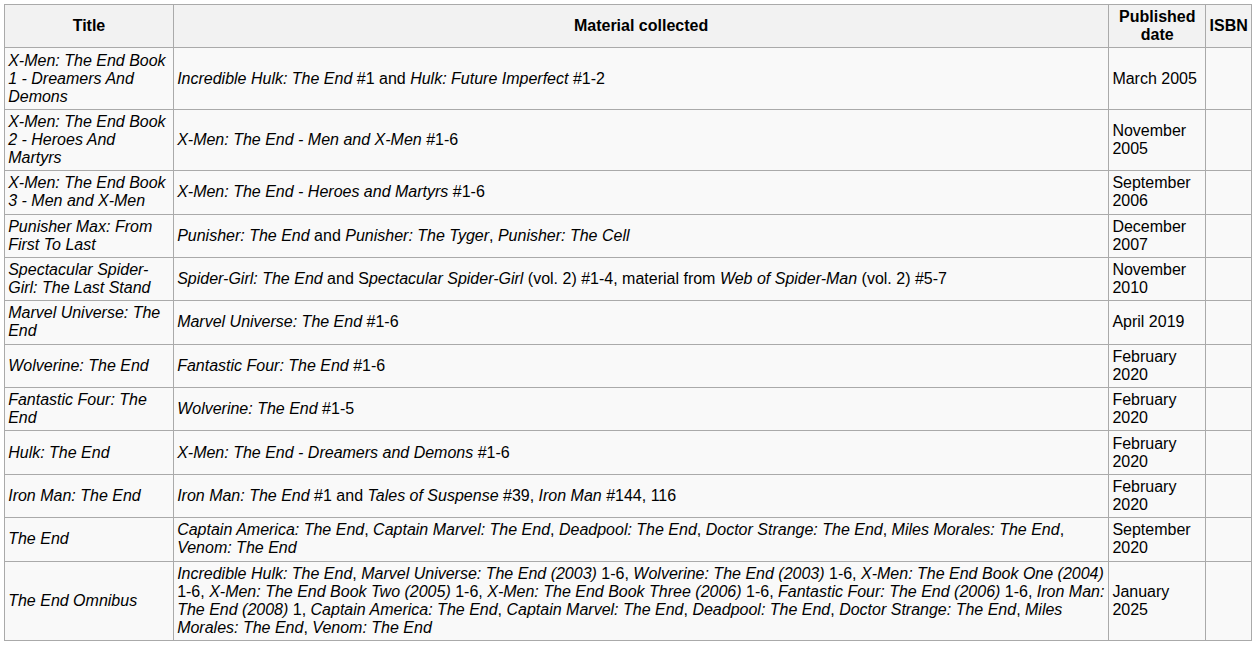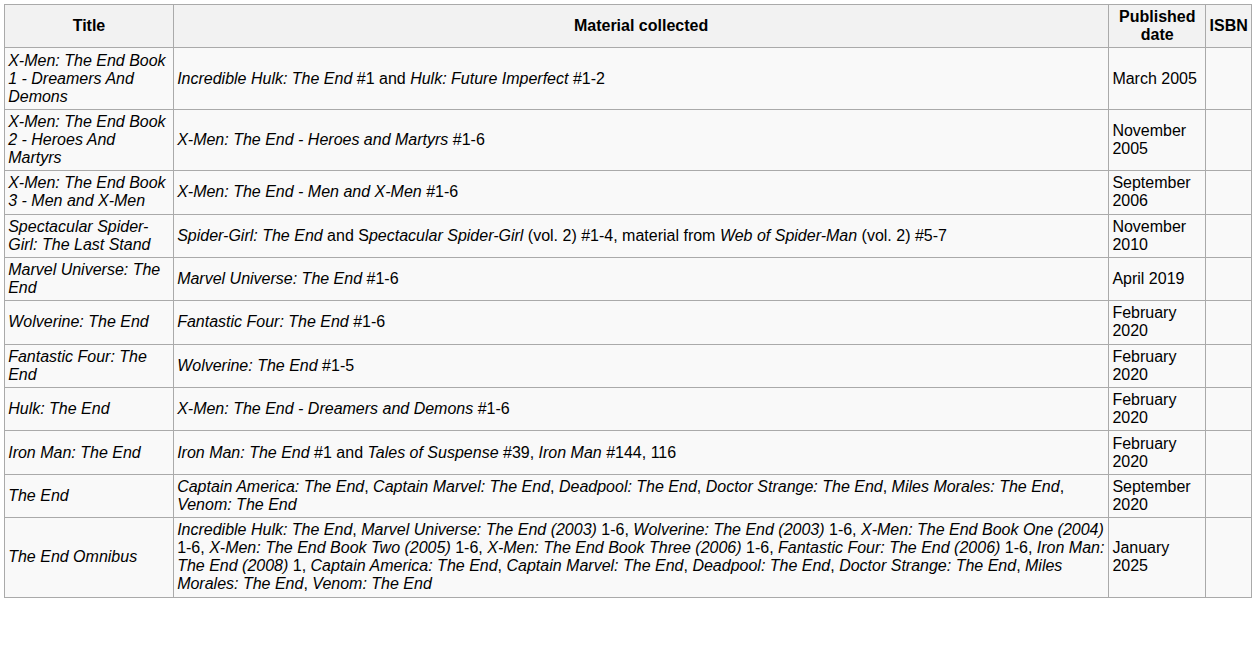(318, 139) X-Men: The End - Men and X-Men #1-6 -> (331, 139) X-Men: The End - Heroes and Martyrs #1-6
(331, 192) X-Men: The End - Heroes and Martyrs #1-6 -> (318, 192) X-Men: The End - Men and X-Men #1-6
- row: (80, 235)
